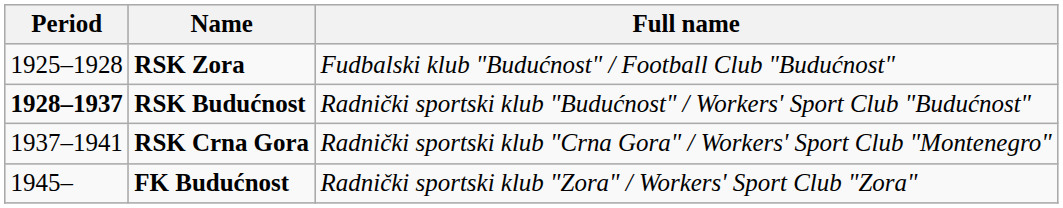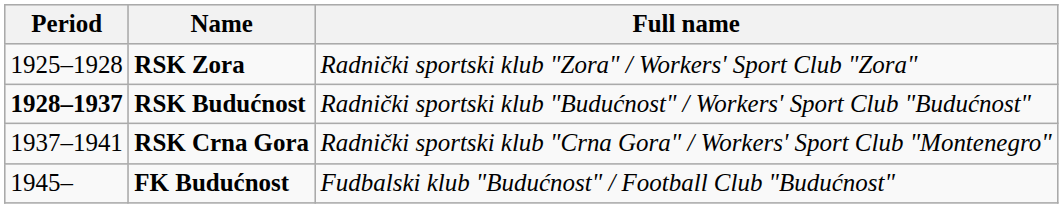(608, 63) Fudbalski klub "Budućnost" / Football Club "Budućnost" -> (619, 63) Radnički sportski klub "Zora" / Workers' Sport Club "Zora"
(619, 182) Radnički sportski klub "Zora" / Workers' Sport Club "Zora" -> (608, 182) Fudbalski klub "Budućnost" / Football Club "Budućnost"
